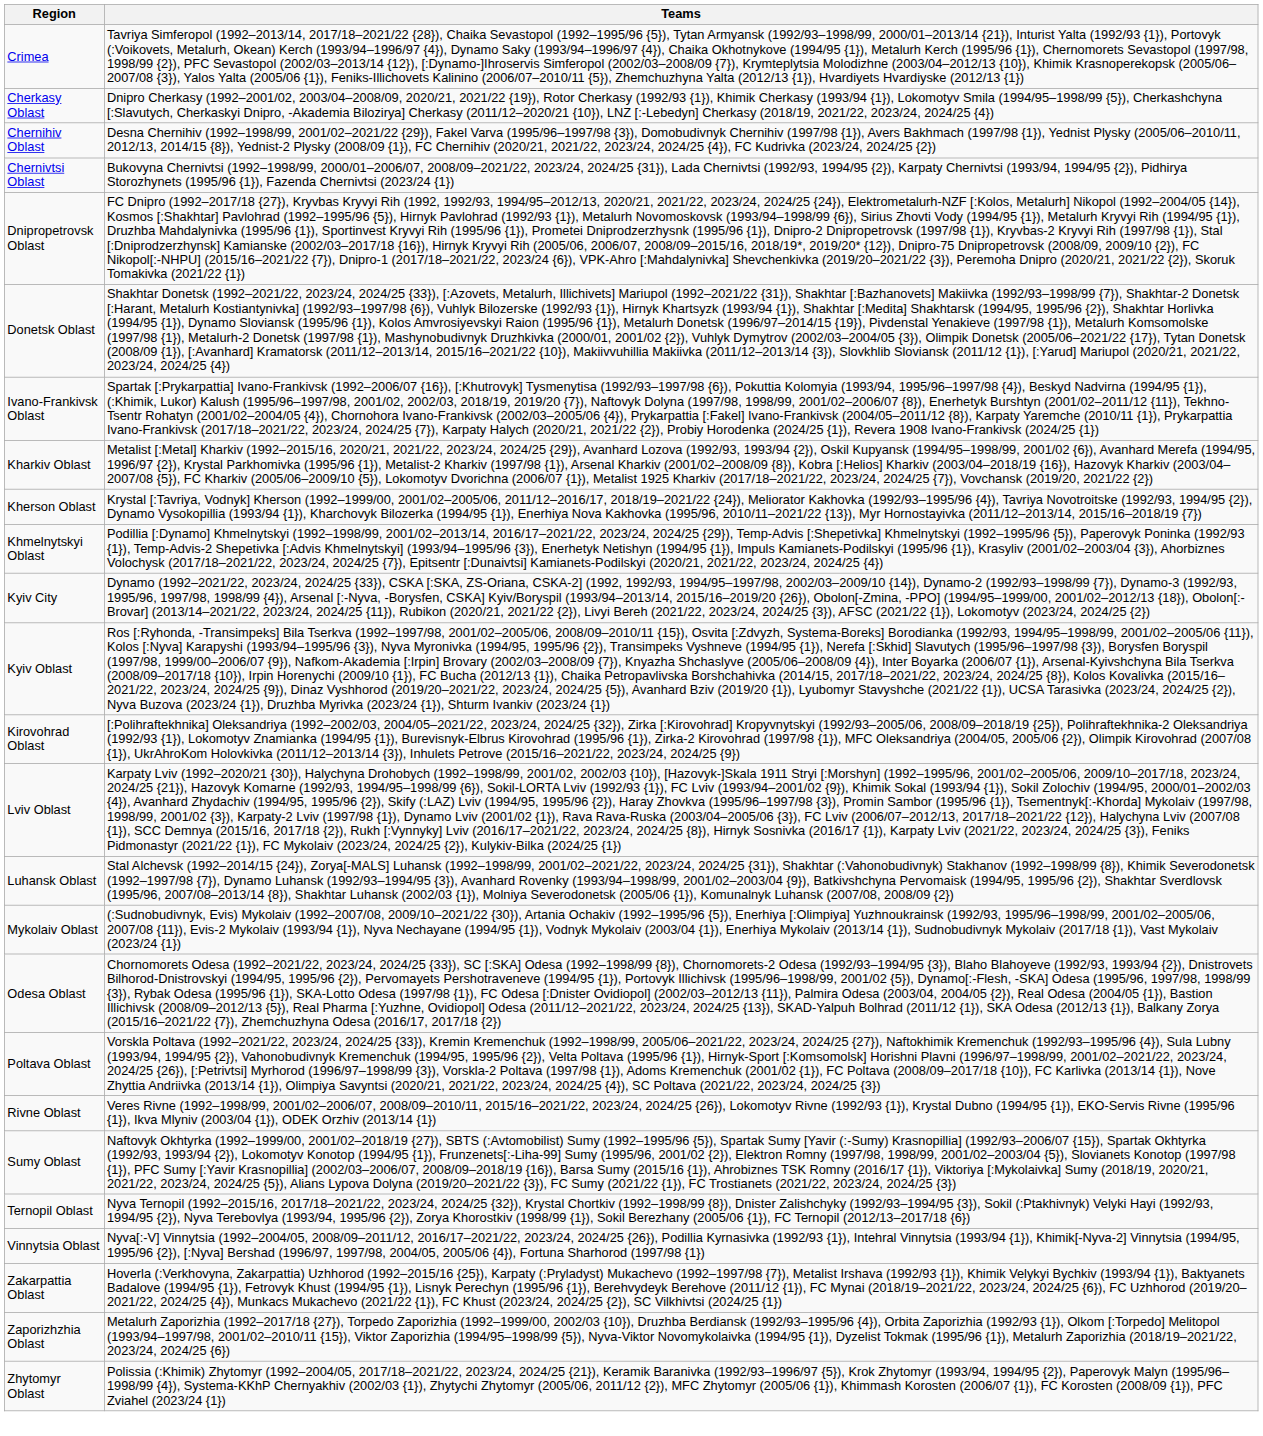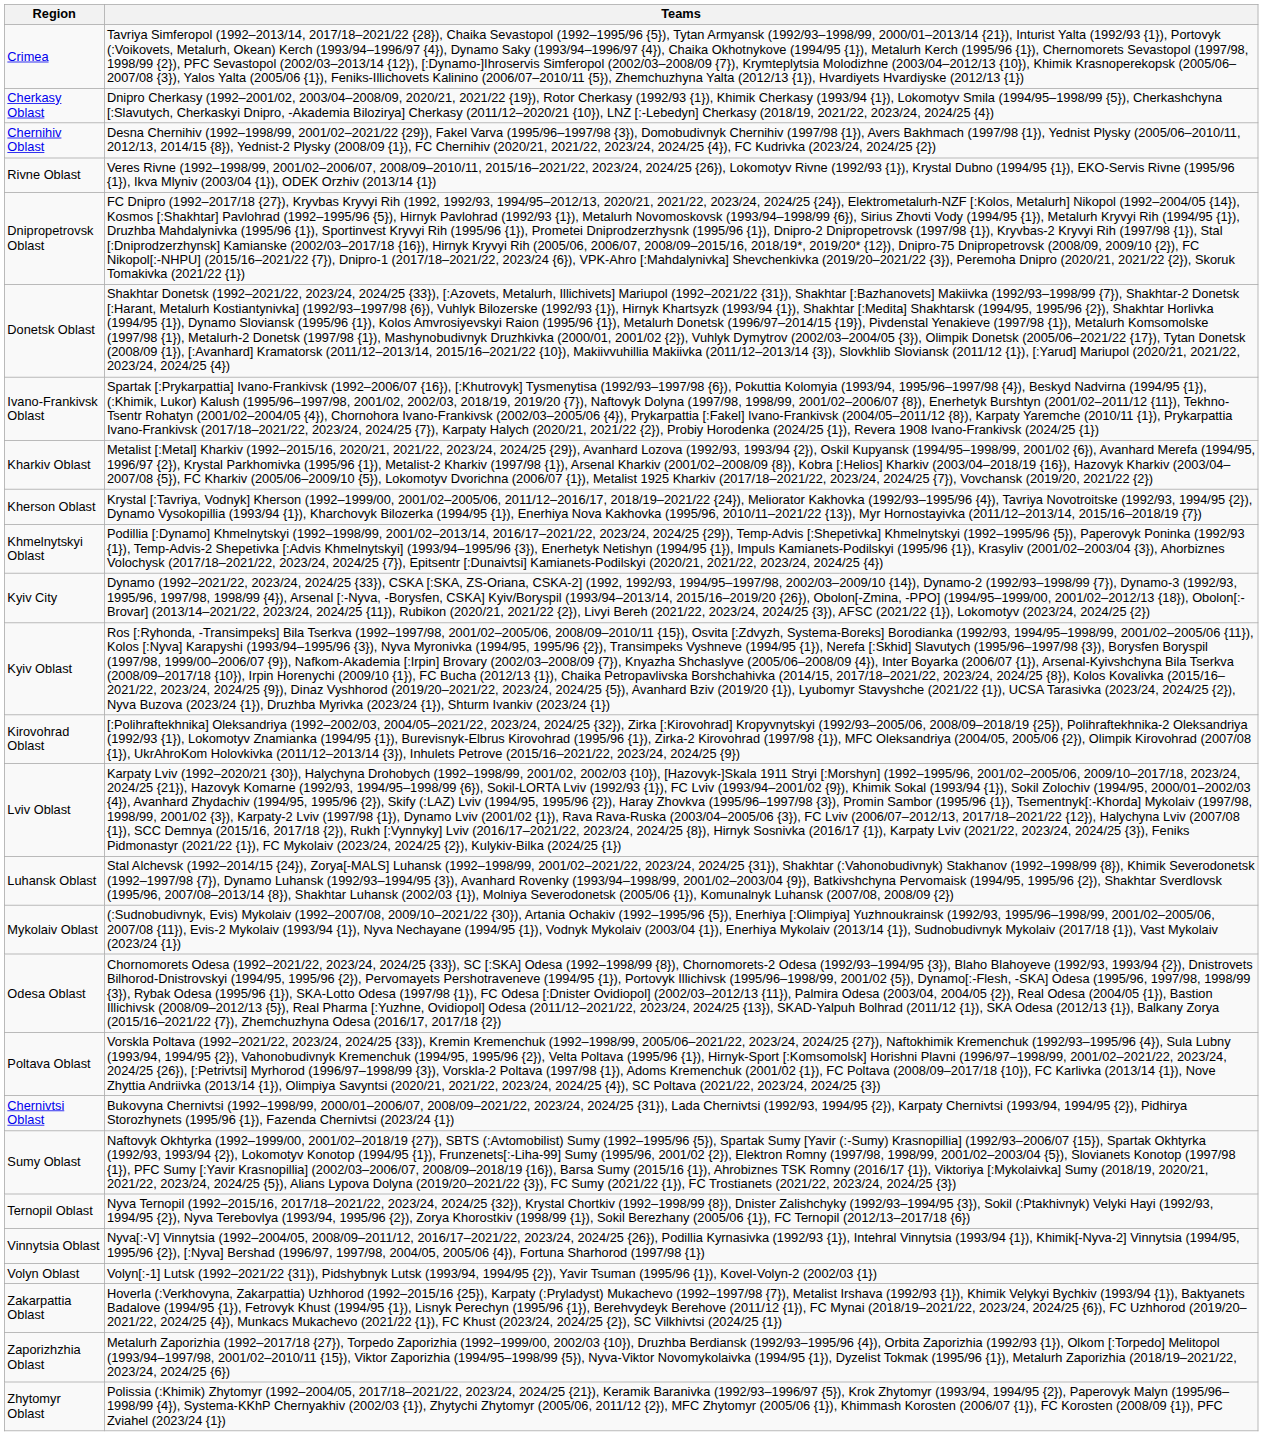rows swapped: (36, 175) <-> (44, 1113)
+ row: (43, 1273)
